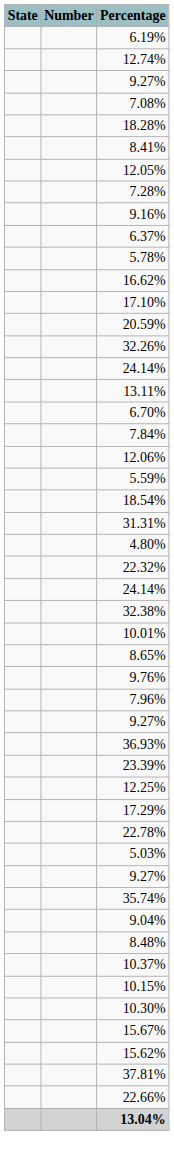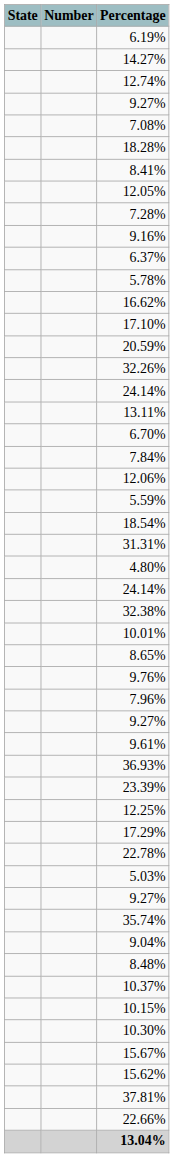+ row: (23, 60)
- row: (23, 567)
+ row: (23, 744)
